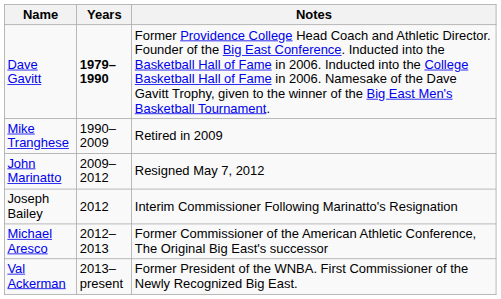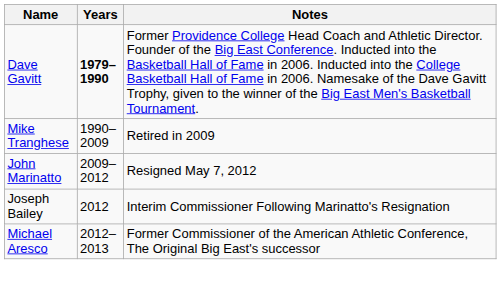- row: (37, 276)
